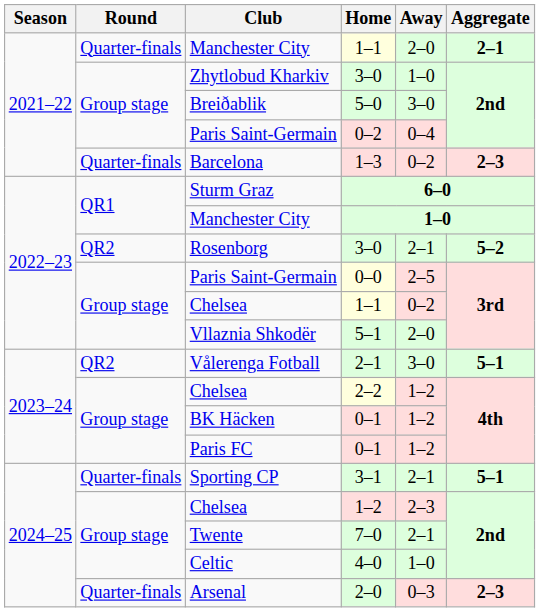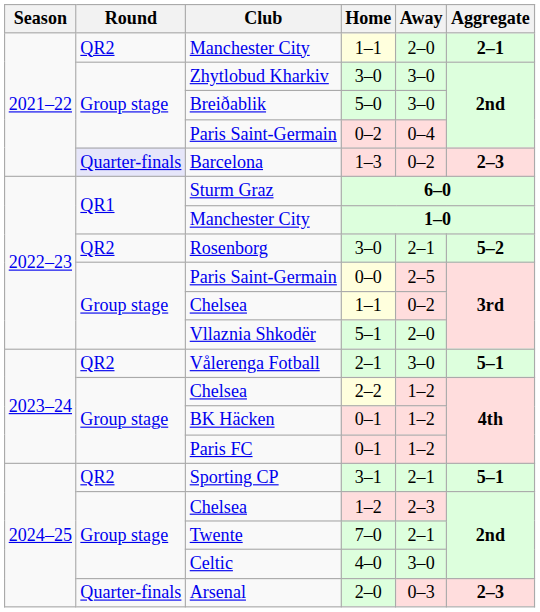(131, 47) Quarter-finals -> (97, 47) QR2
(421, 76) 1–0 -> (421, 76) 3–0
(131, 162) no background -> (131, 162) lavender background
(131, 477) Quarter-finals -> (97, 477) QR2
(421, 563) 1–0 -> (421, 563) 3–0
